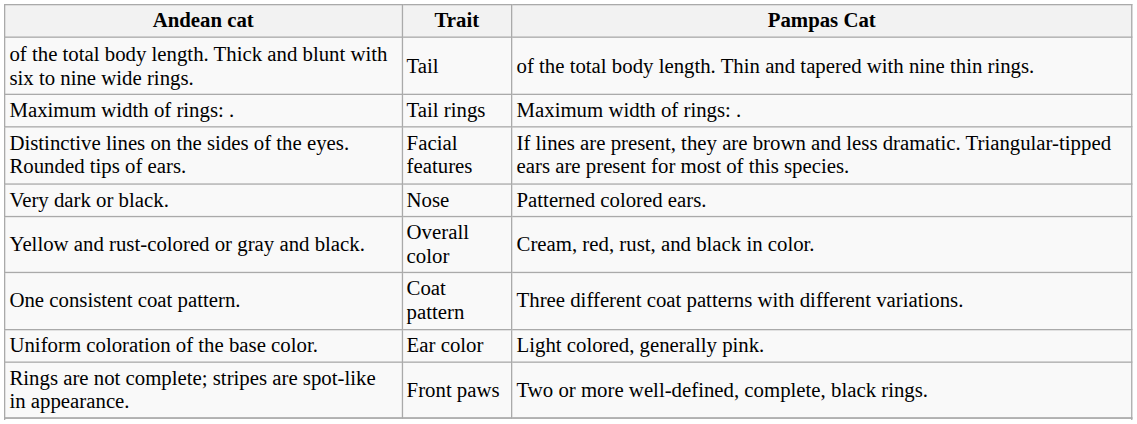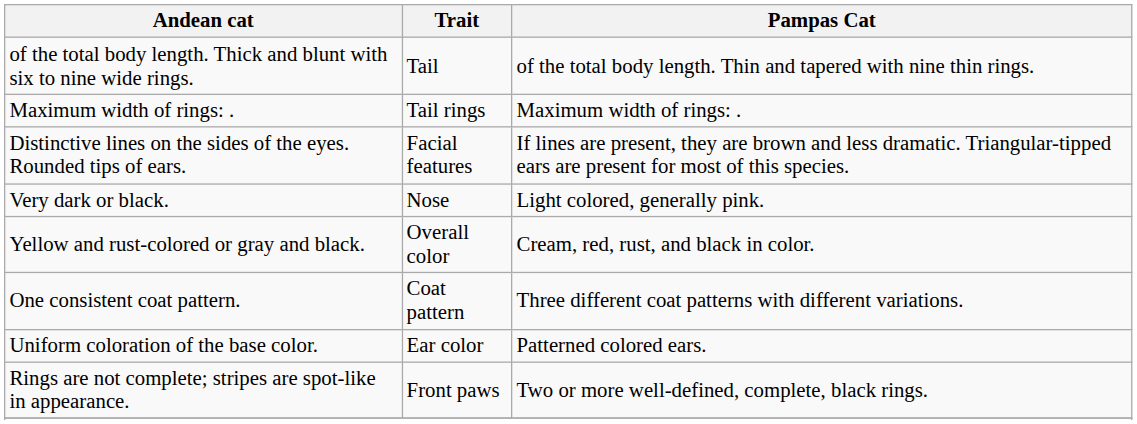(612, 199) Patterned colored ears. -> (640, 199) Light colored, generally pink.
(640, 345) Light colored, generally pink. -> (612, 345) Patterned colored ears.
